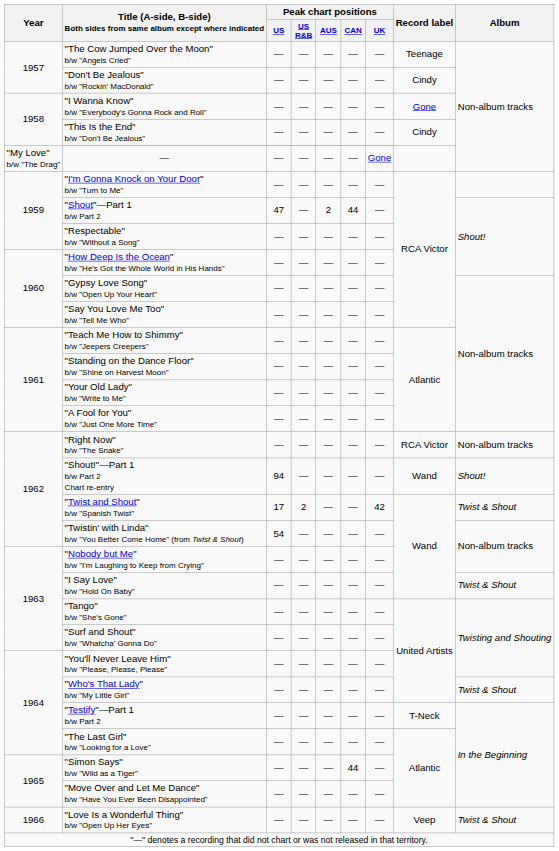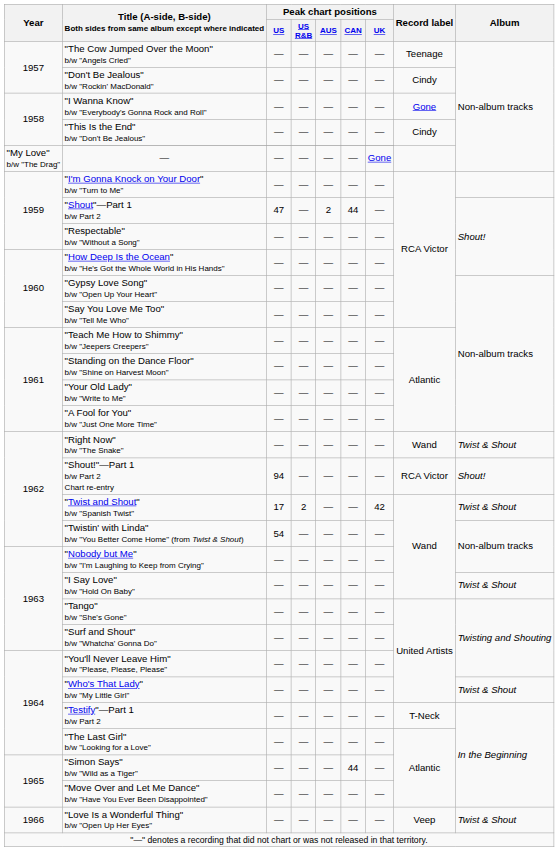(424, 444) RCA Victor -> (424, 444) Wand
(495, 444) Non-album tracks -> (487, 444) Twist & Shout
(424, 476) Wand -> (424, 476) RCA Victor
